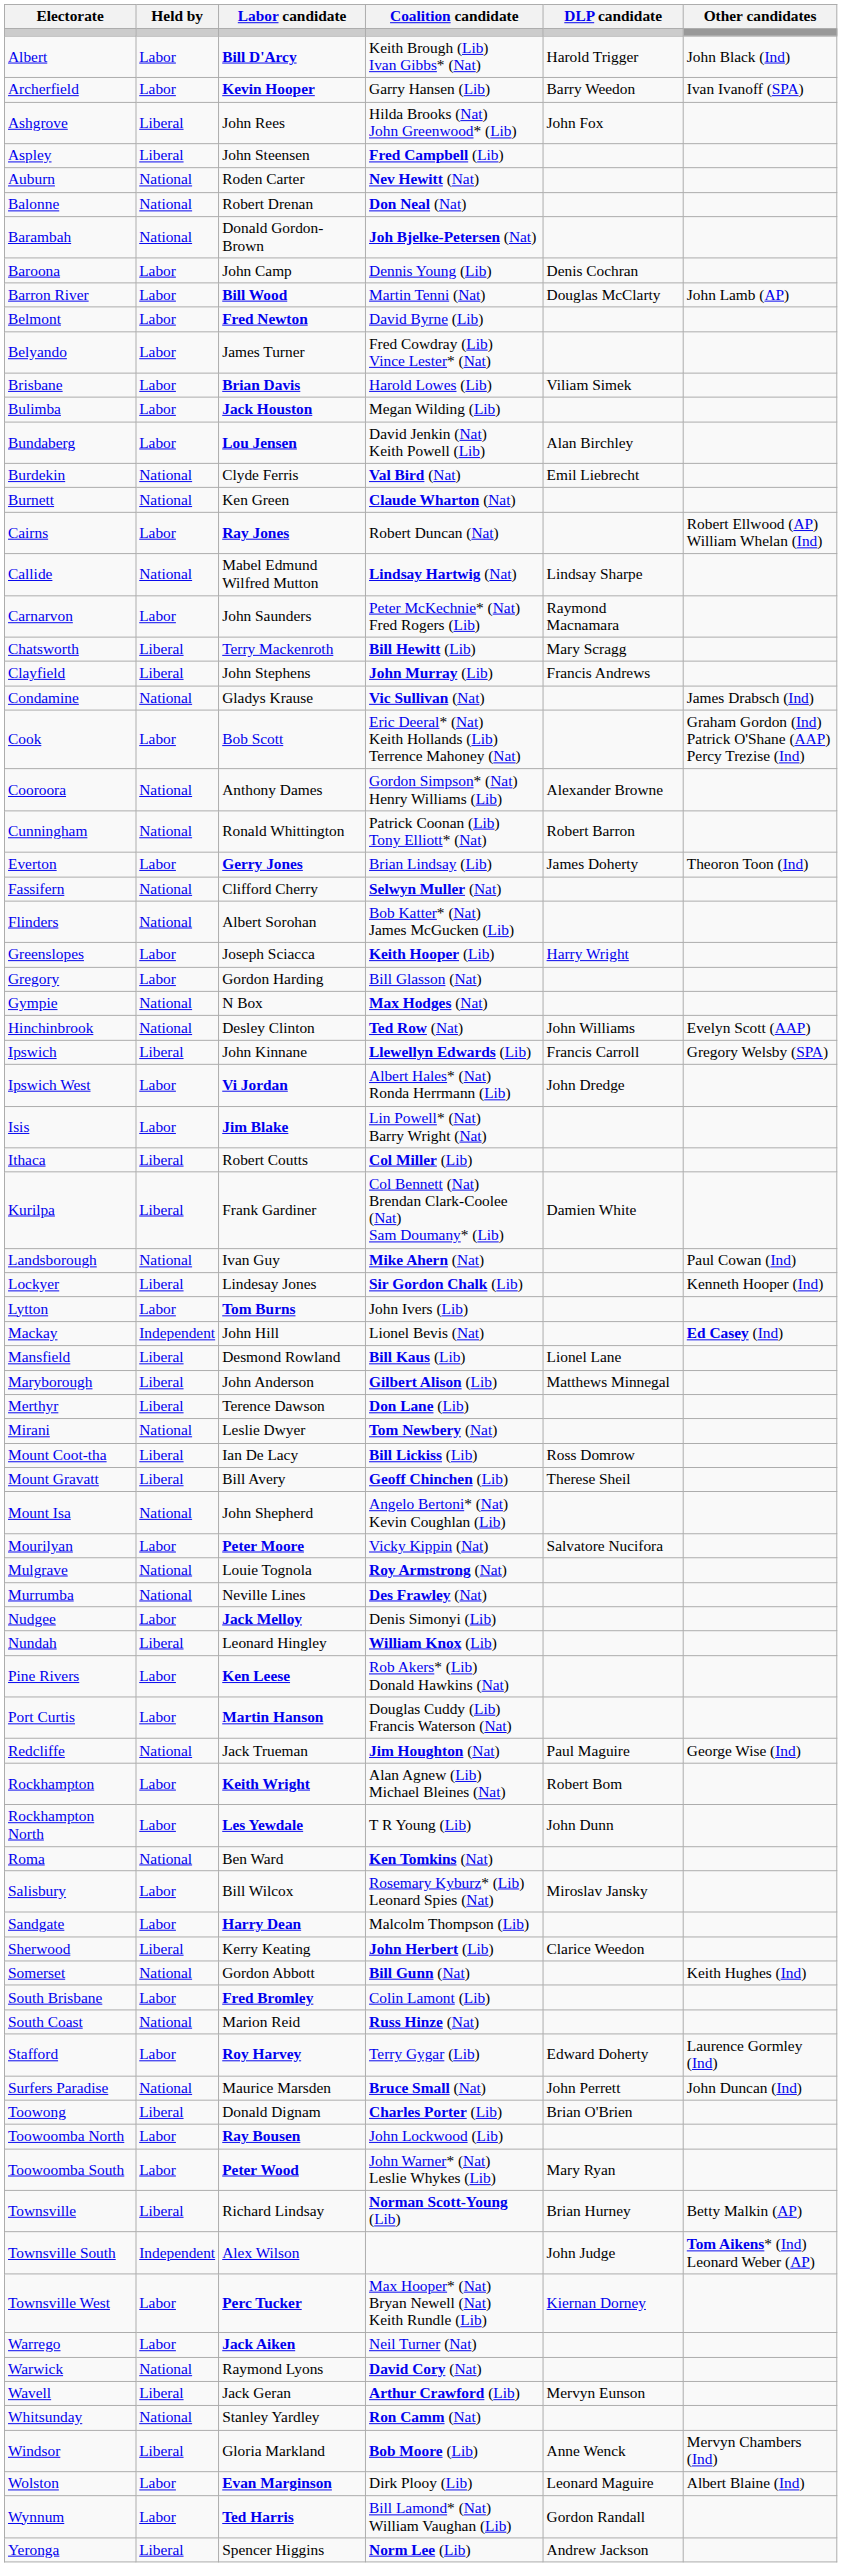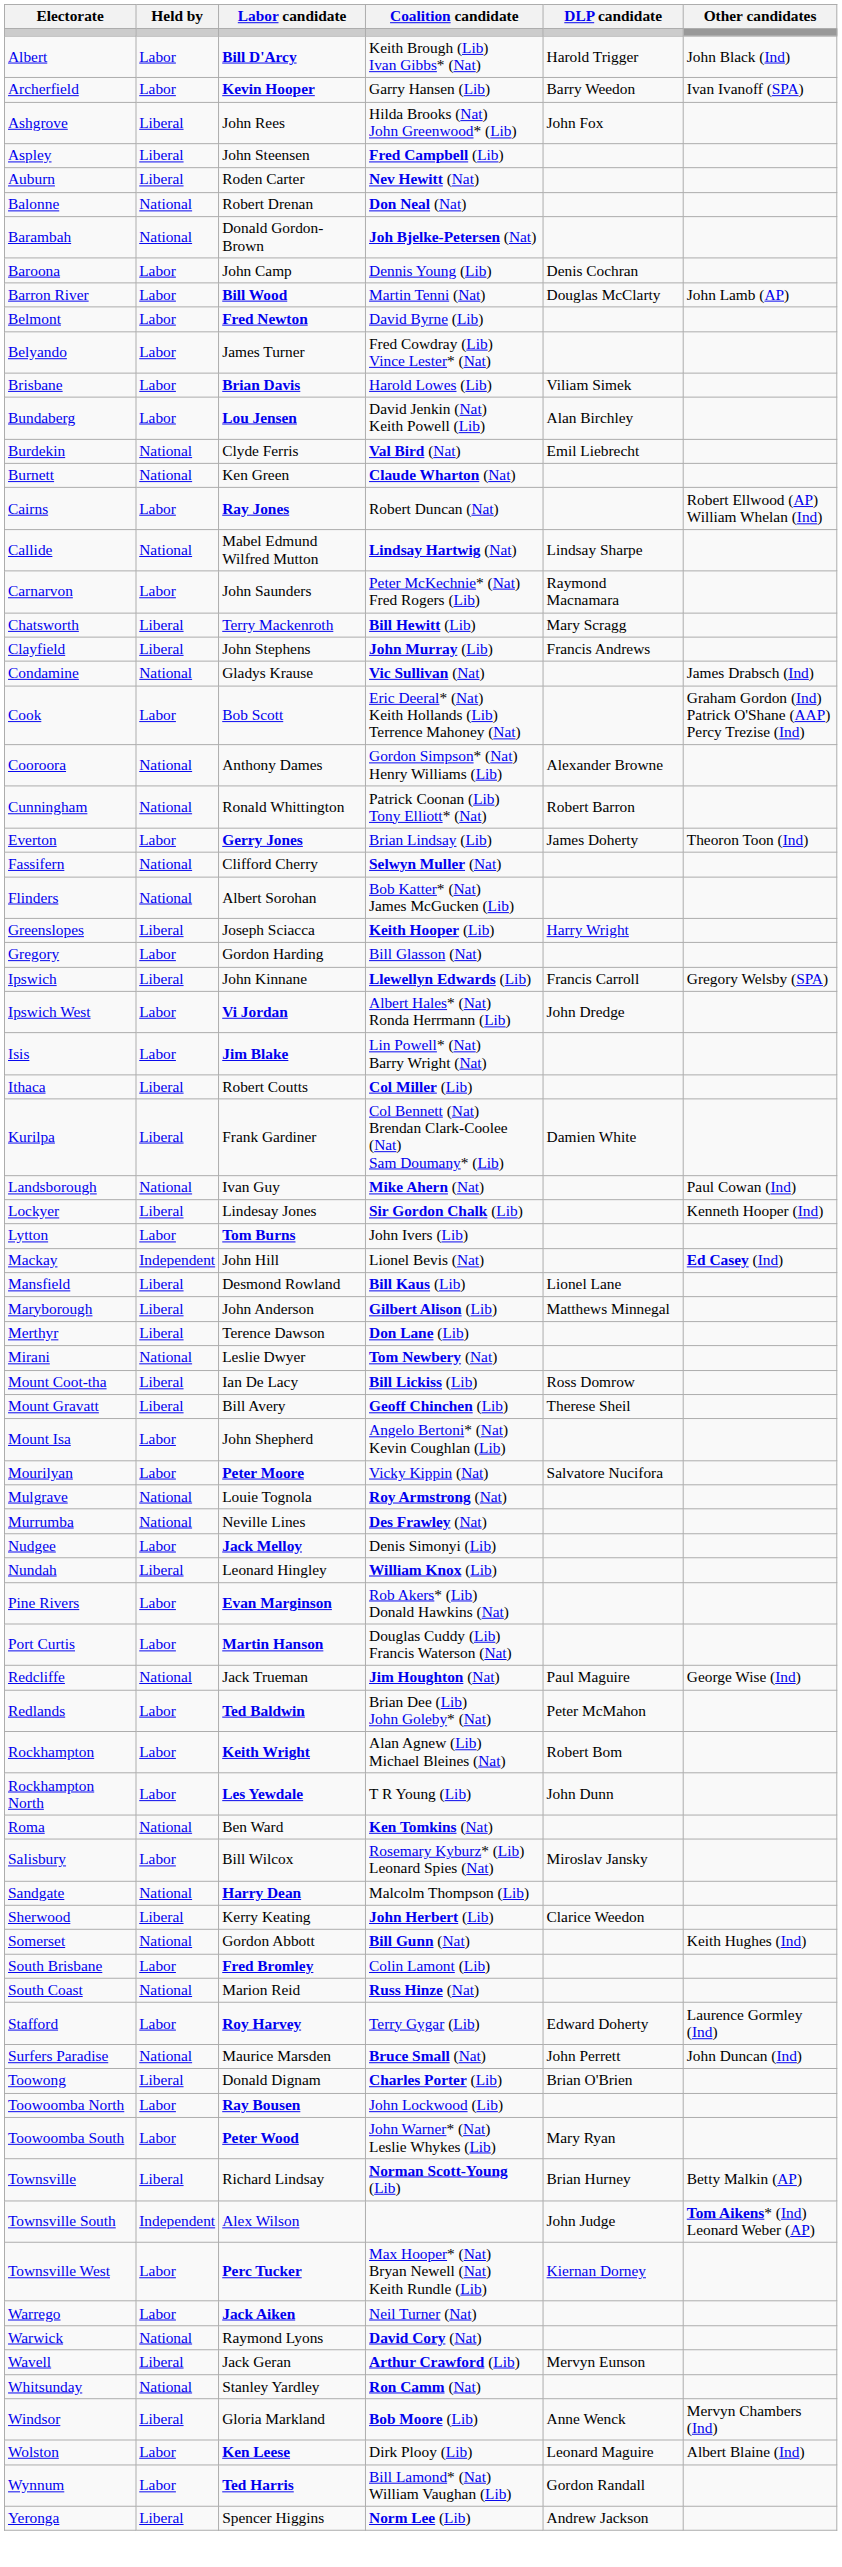(166, 180) National -> (161, 180) Liberal
- row: (34, 409)
(158, 954) Labor -> (161, 930) Liberal
- row: (33, 1003)
- row: (51, 1027)
(166, 1512) National -> (158, 1439) Labor
(256, 1676) Ken Leese -> (277, 1603) Evan Marginson
+ row: (37, 1710)
(158, 1924) Labor -> (166, 1892) National
(277, 2483) Evan Marginson -> (256, 2452) Ken Leese
